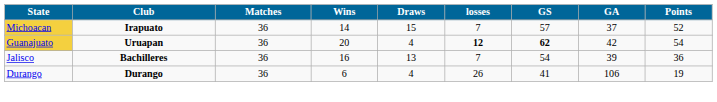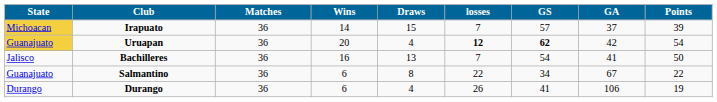(679, 27) 52 -> (679, 27) 39
(612, 58) 39 -> (612, 58) 41
(679, 58) 36 -> (679, 58) 50
+ row: (144, 73)
